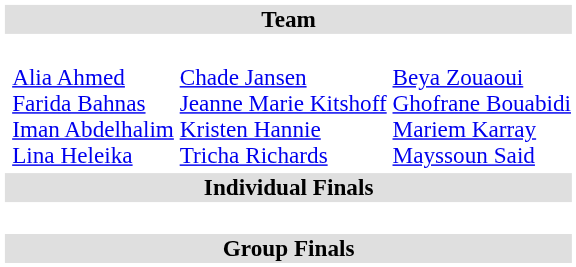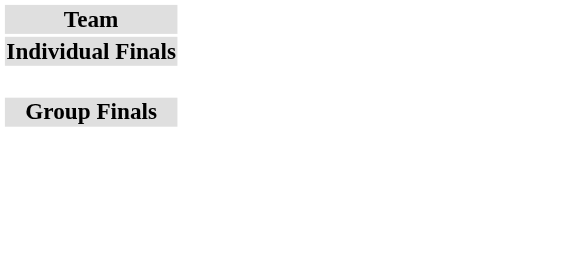- row: (93, 116)
